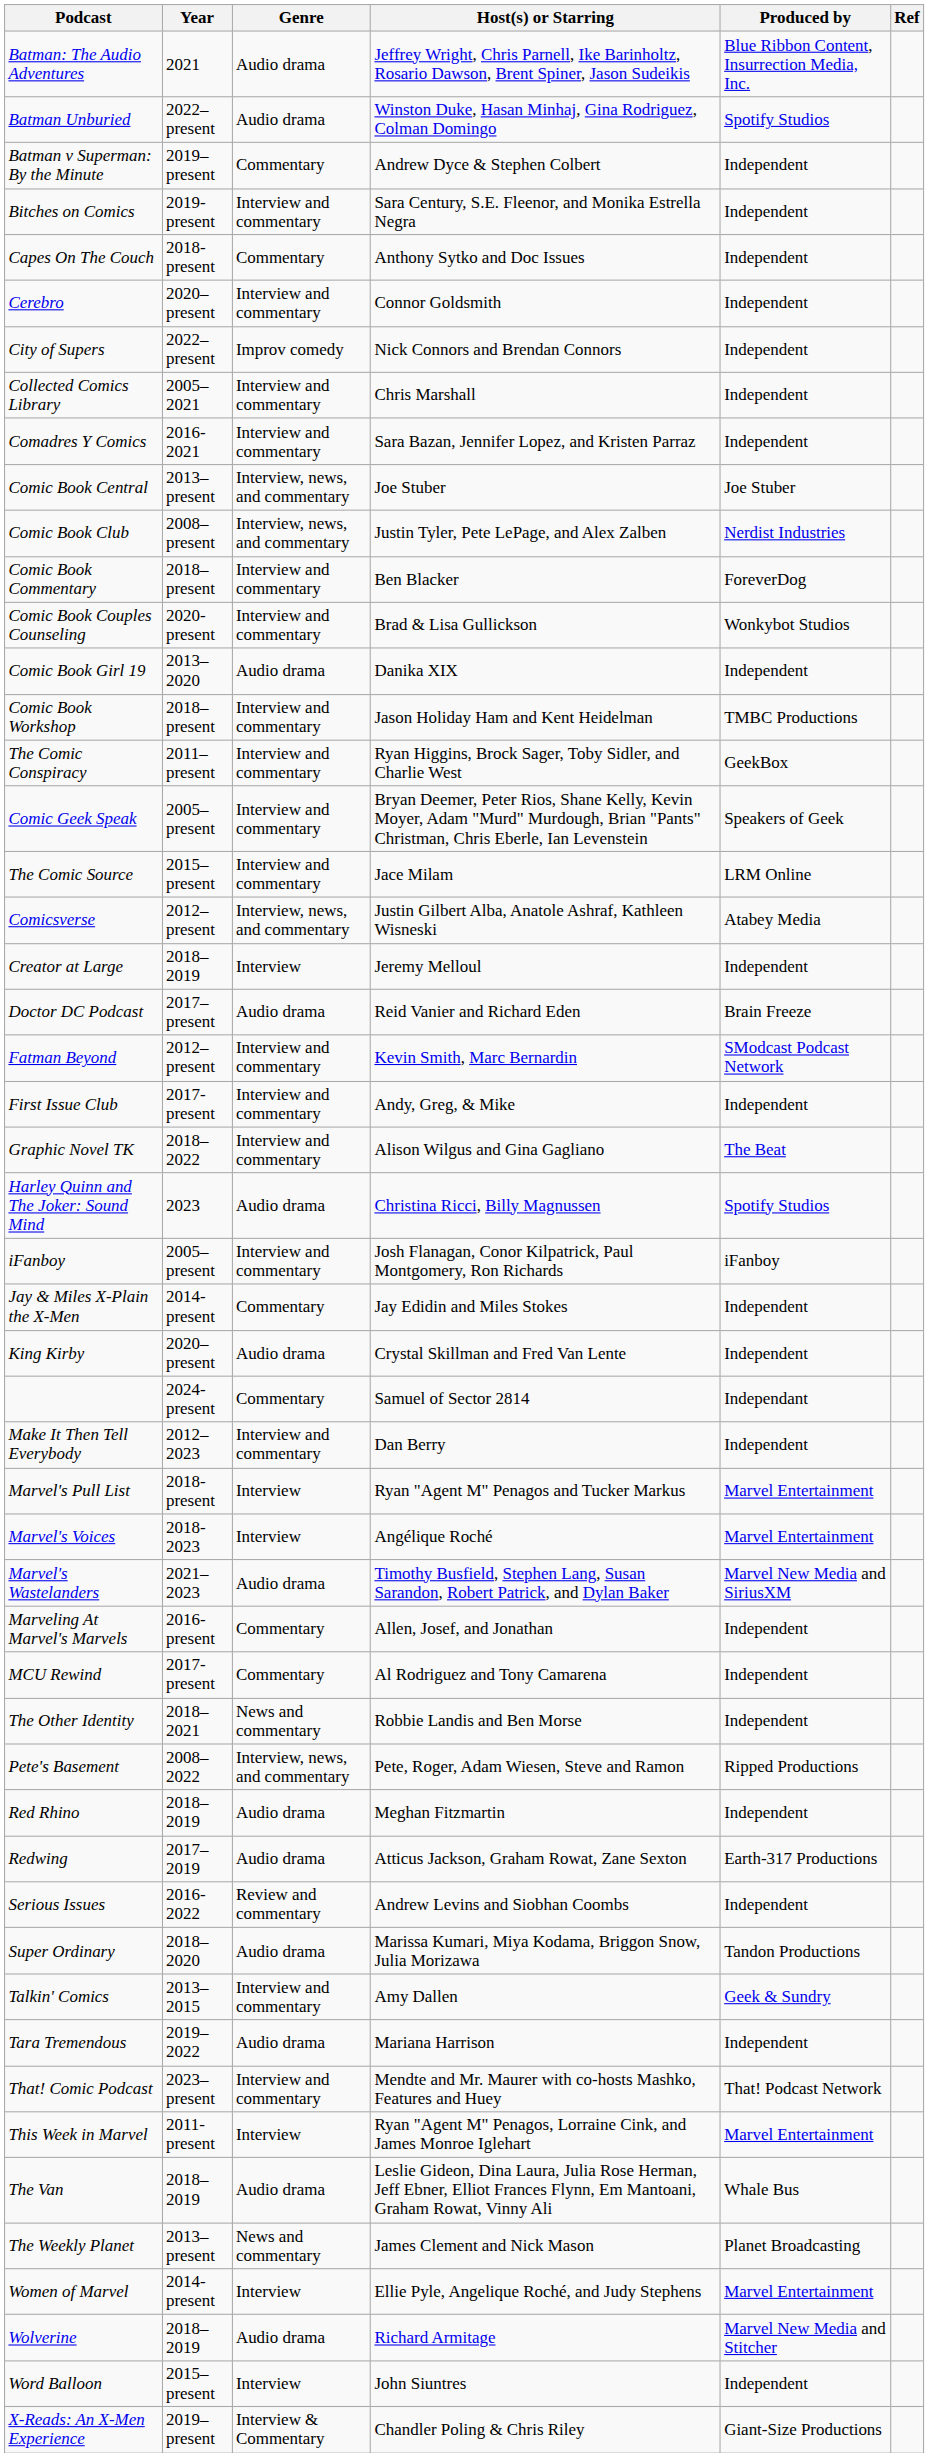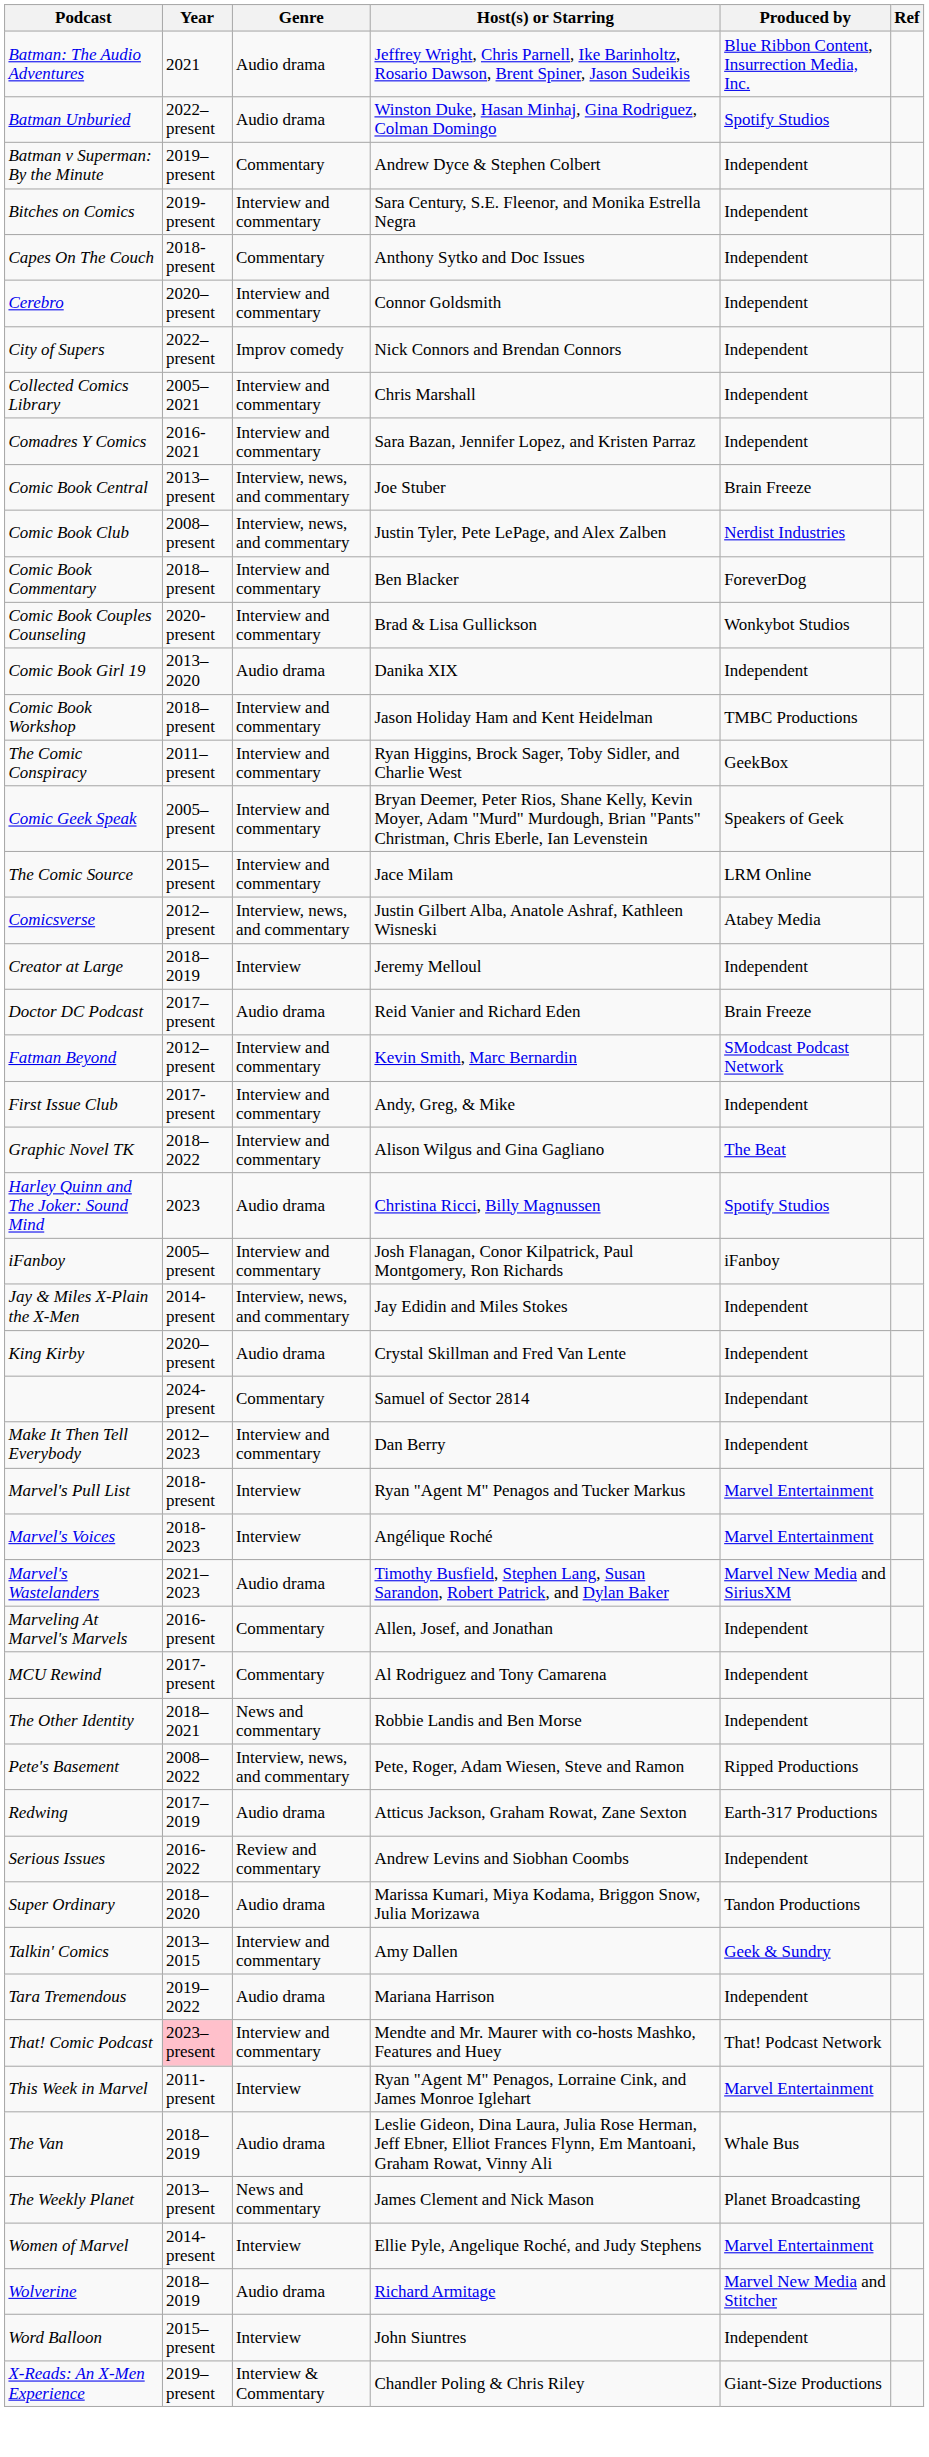(760, 487) Joe Stuber -> (768, 487) Brain Freeze
(280, 1307) Commentary -> (293, 1307) Interview, news, and commentary
- row: (44, 1812)
(190, 2088) no background -> (190, 2042) pink background
